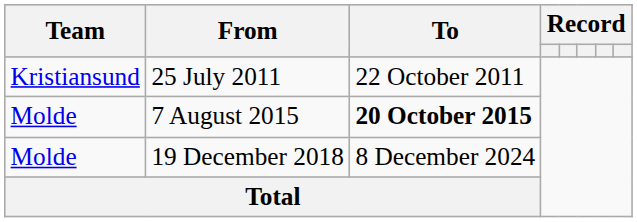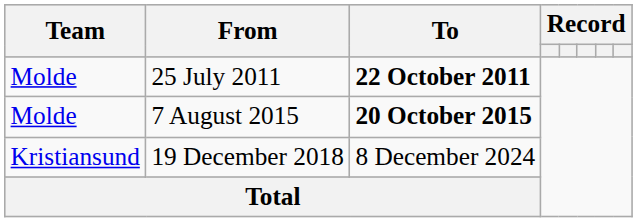(75, 76) Kristiansund -> (44, 76) Molde
(440, 76) normal -> (443, 76) bold
(44, 156) Molde -> (75, 156) Kristiansund
